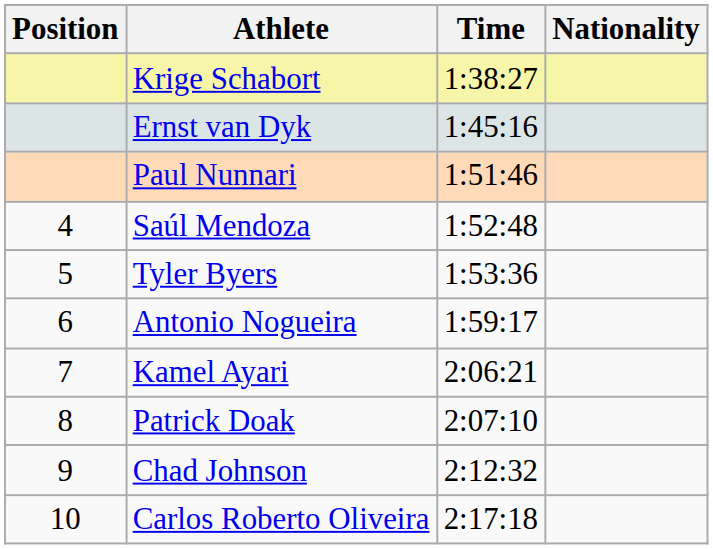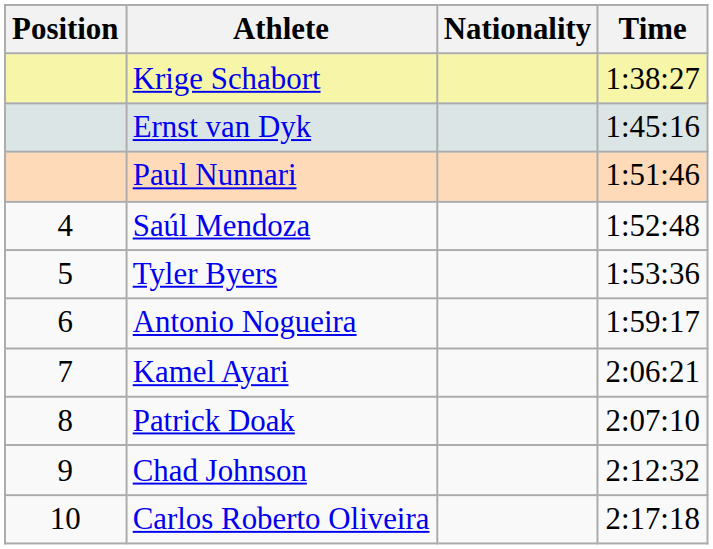columns swapped: (626, 28) <-> (491, 28)
